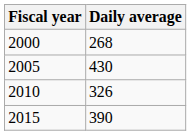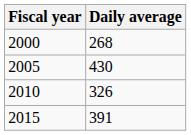(101, 117) 390 -> (101, 117) 391
